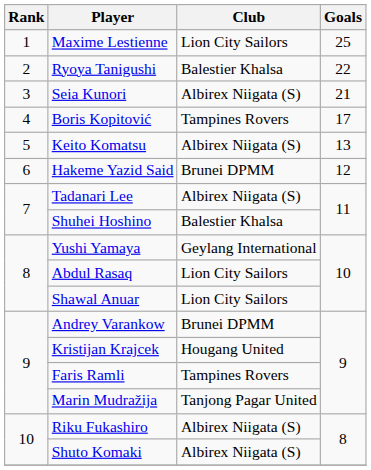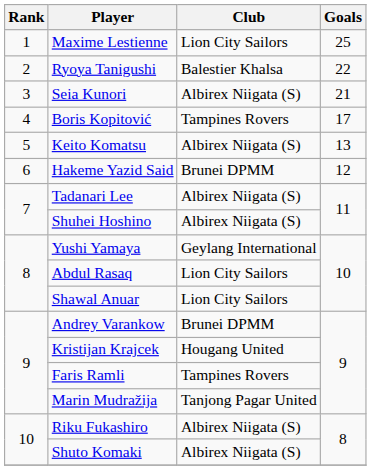(232, 221) Balestier Khalsa -> (241, 221) Albirex Niigata (S)
